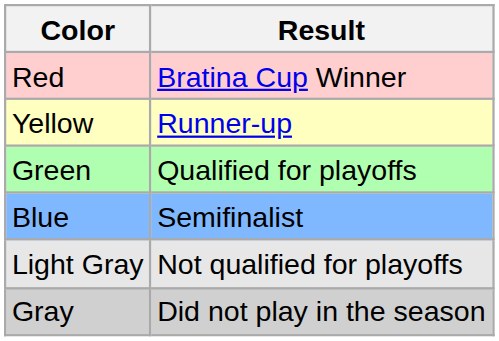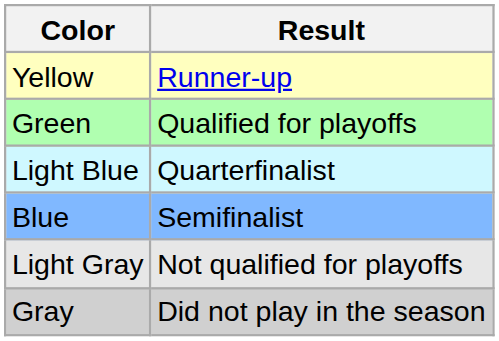- row: (38, 75)
+ row: (75, 170)
